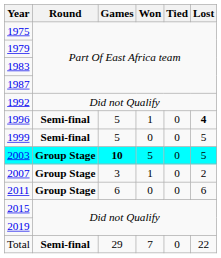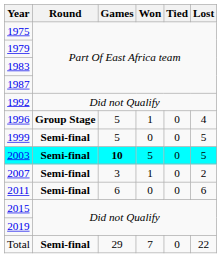(65, 119) Semi-final -> (65, 119) Group Stage
(204, 119) bold -> (204, 119) normal
(65, 155) Group Stage -> (65, 155) Semi-final
(65, 173) Group Stage -> (65, 173) Semi-final
(65, 191) Group Stage -> (65, 191) Semi-final
